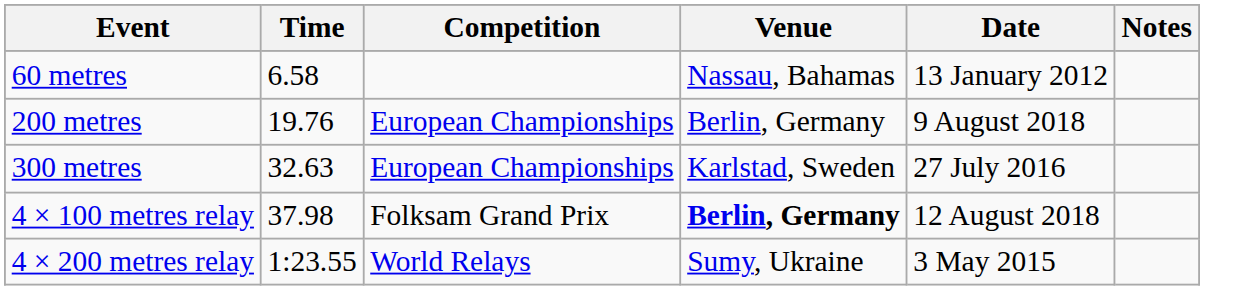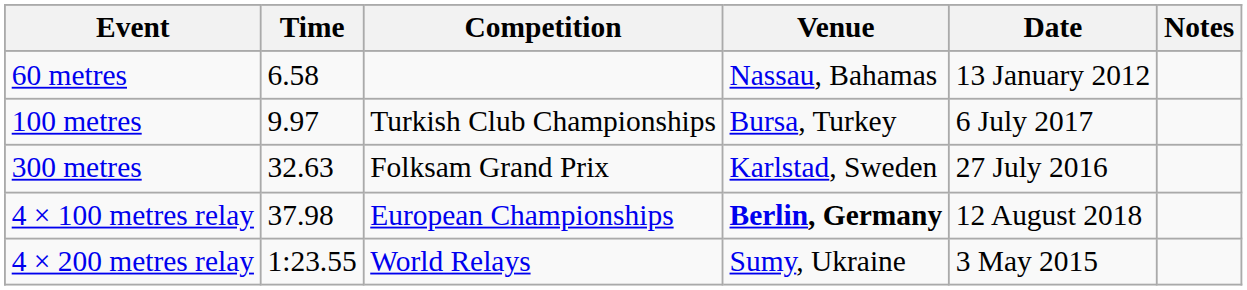+ row: (77, 121)
- row: (77, 121)
(522, 167) European Championships -> (490, 167) Folksam Grand Prix
(490, 214) Folksam Grand Prix -> (522, 214) European Championships
